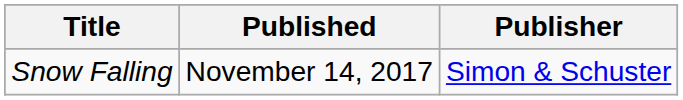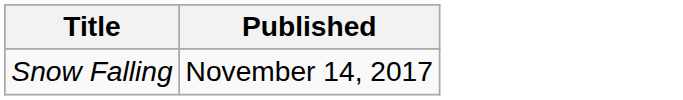- column: (559, 26)
